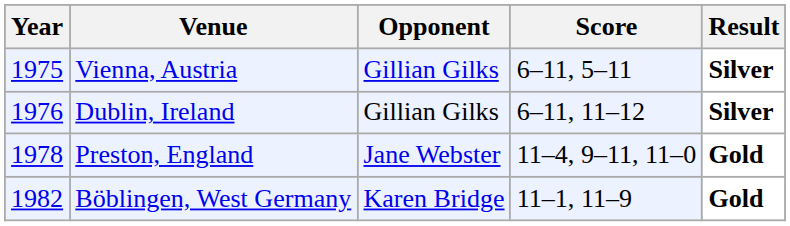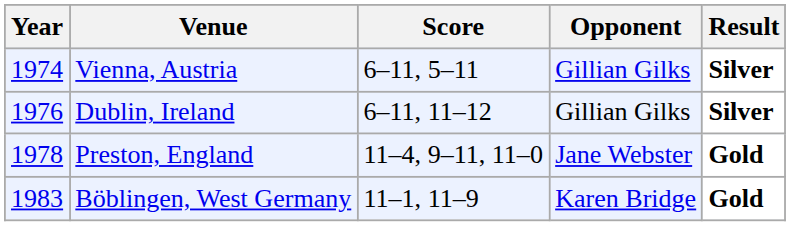columns swapped: (434, 26) <-> (606, 26)
(37, 69) 1975 -> (37, 69) 1974
(37, 198) 1982 -> (37, 198) 1983
